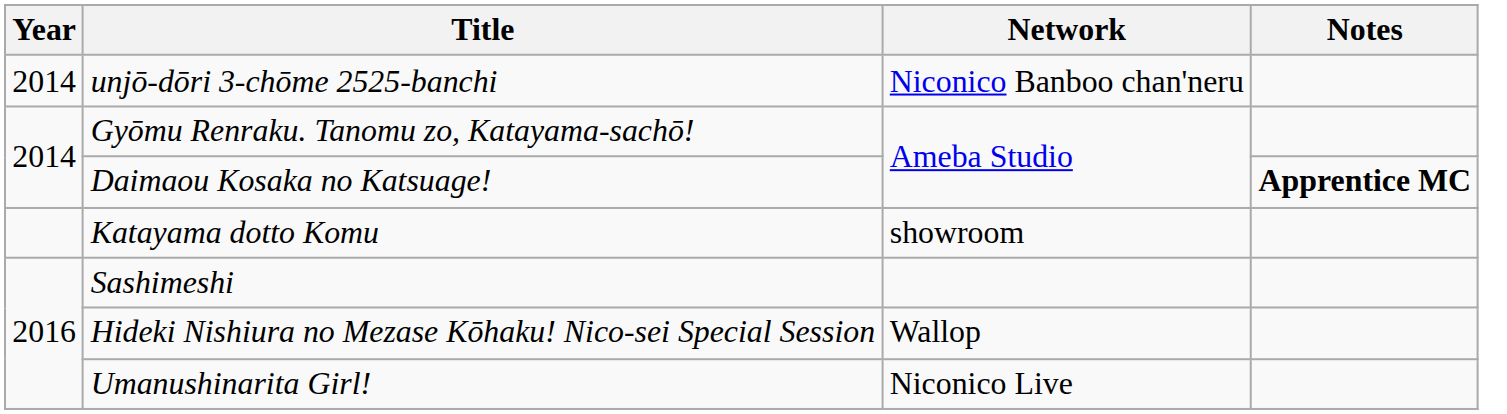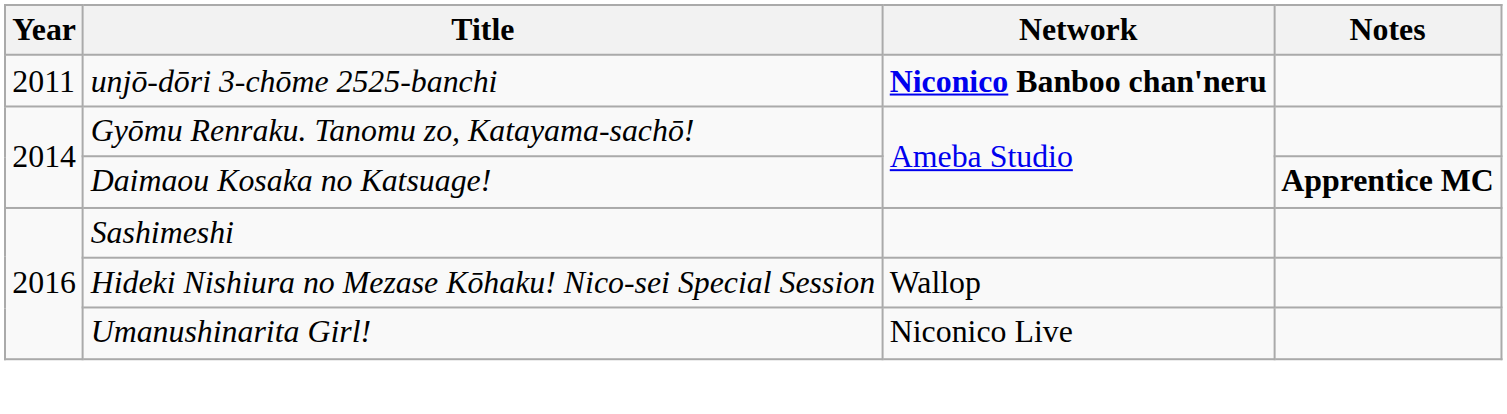(44, 80) 2014 -> (44, 80) 2011
(1067, 80) normal -> (1078, 80) bold
- row: (235, 231)
